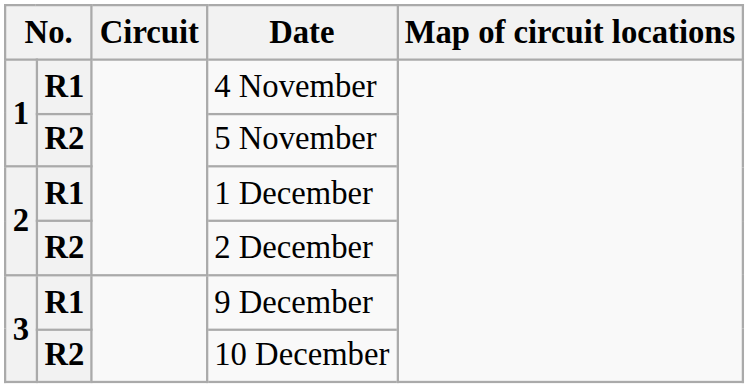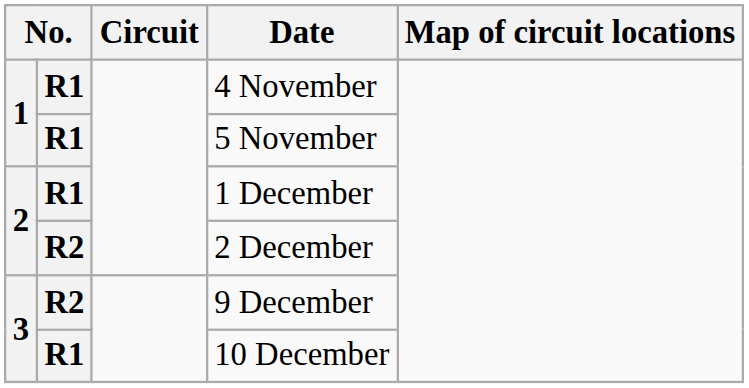(64, 139) R2 -> (64, 139) R1
(64, 301) R1 -> (64, 301) R2
(64, 355) R2 -> (64, 355) R1
